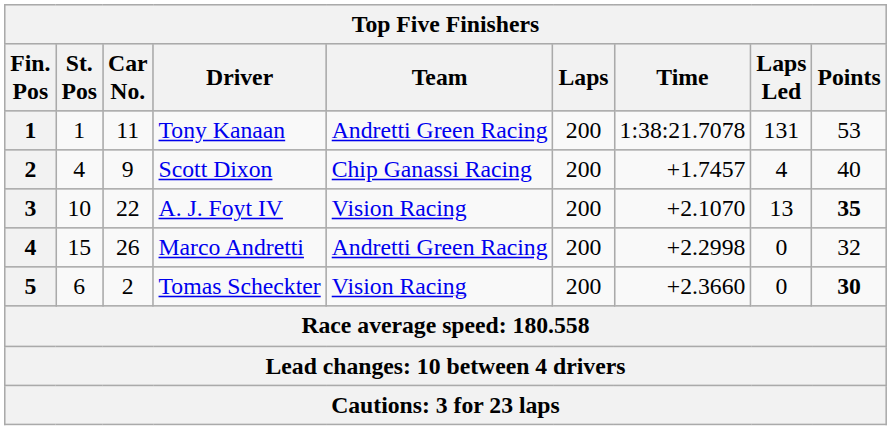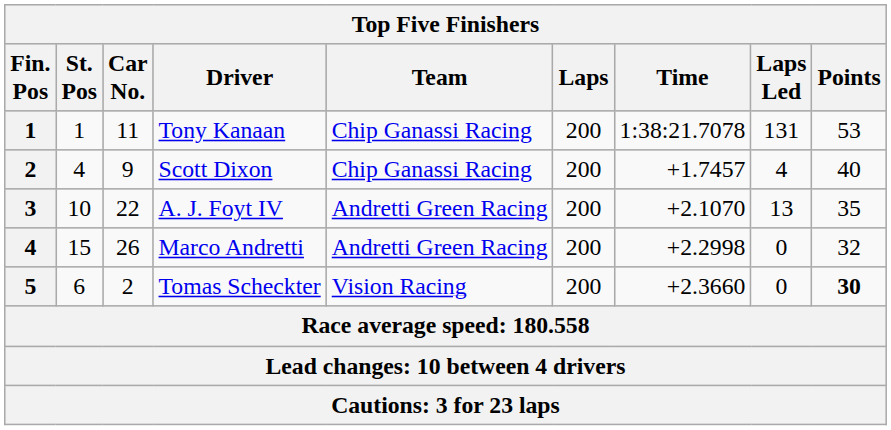(440, 130) Andretti Green Racing -> (432, 130) Chip Ganassi Racing
(399, 208) Vision Racing -> (440, 208) Andretti Green Racing
(849, 208) bold -> (849, 208) normal
